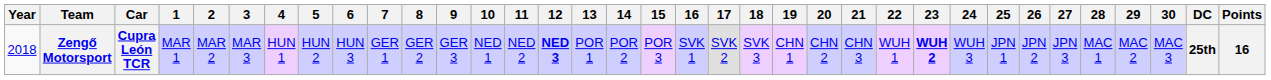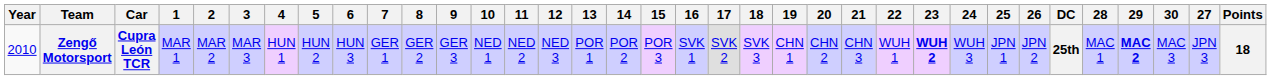columns swapped: (1065, 14) <-> (1202, 14)
(22, 49) 2018 -> (22, 49) 2010
(555, 49) bold -> (555, 49) normal
(1133, 49) normal -> (1136, 49) bold
(1242, 49) 16 -> (1243, 49) 18
